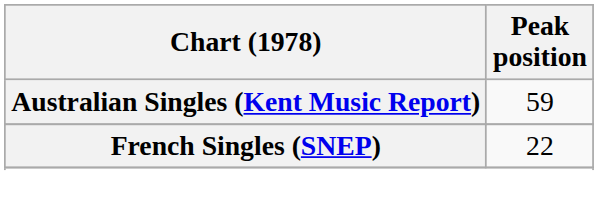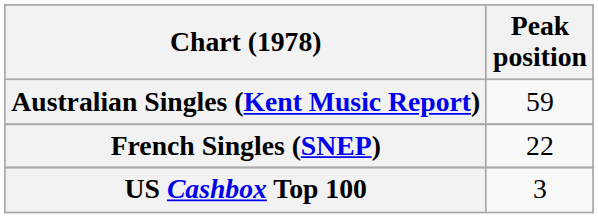+ row: (246, 189)
